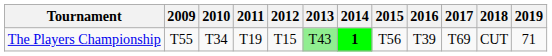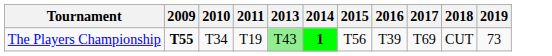- column: (285, 16)
(181, 39) normal -> (181, 39) bold
(529, 39) 71 -> (494, 39) 73
